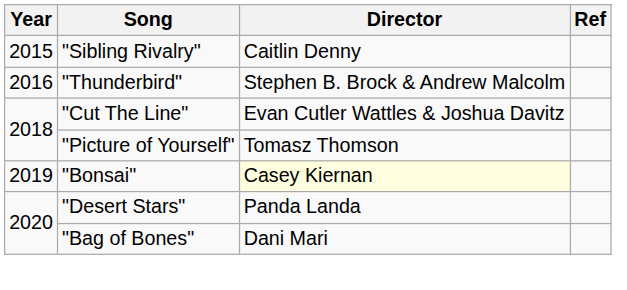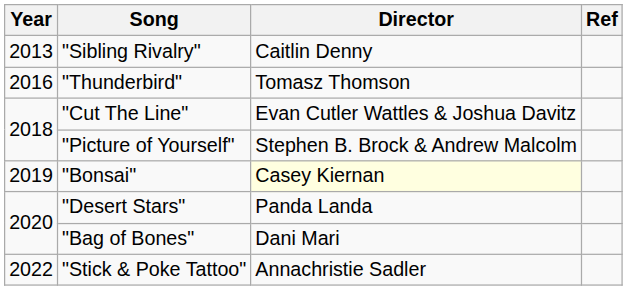(31, 51) 2015 -> (31, 51) 2013
(404, 82) Stephen B. Brock & Andrew Malcolm -> (333, 82) Tomasz Thomson
(321, 144) Tomasz Thomson -> (416, 144) Stephen B. Brock & Andrew Malcolm
+ row: (154, 269)
